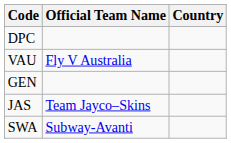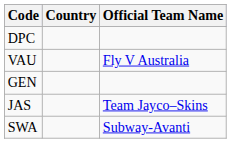columns swapped: (106, 15) <-> (198, 15)
